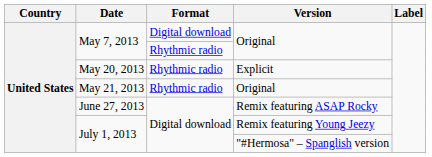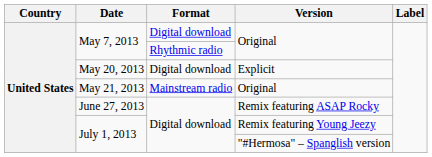(186, 69) Rhythmic radio -> (190, 69) Digital download
(186, 87) Rhythmic radio -> (191, 87) Mainstream radio
